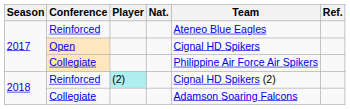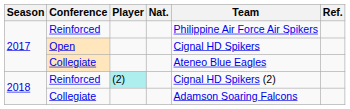(220, 29) Ateneo Blue Eagles -> (246, 29) Philippine Air Force Air Spikers
(246, 63) Philippine Air Force Air Spikers -> (220, 63) Ateneo Blue Eagles
